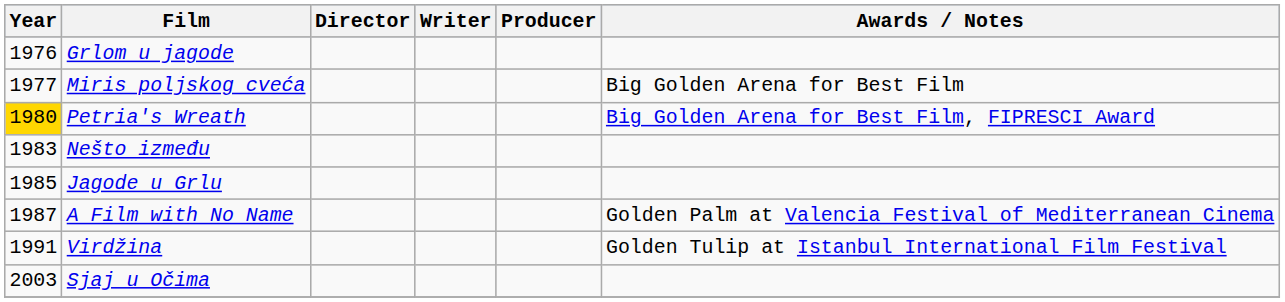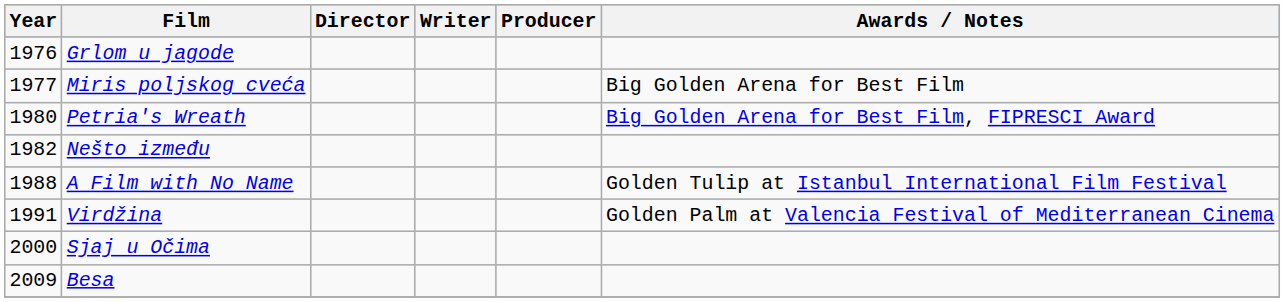(33, 118) gold background -> (33, 118) no background
(33, 151) 1983 -> (33, 151) 1982
- row: (144, 183)
(33, 215) 1987 -> (33, 183) 1988
(940, 215) Golden Palm at Valencia Festival of Mediterranean Cinema -> (916, 183) Golden Tulip at Istanbul International Film Festival
(916, 248) Golden Tulip at Istanbul International Film Festival -> (940, 215) Golden Palm at Valencia Festival of Mediterranean Cinema
(33, 280) 2003 -> (33, 248) 2000
+ row: (91, 280)
